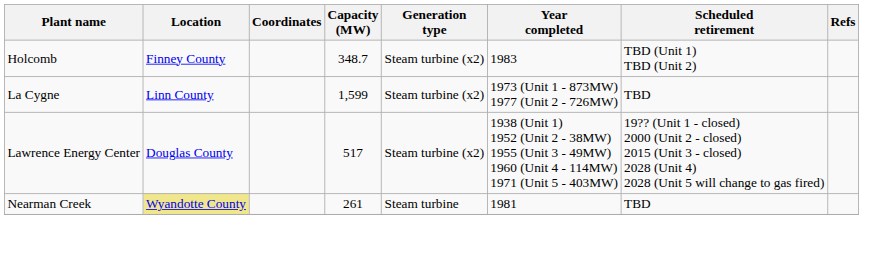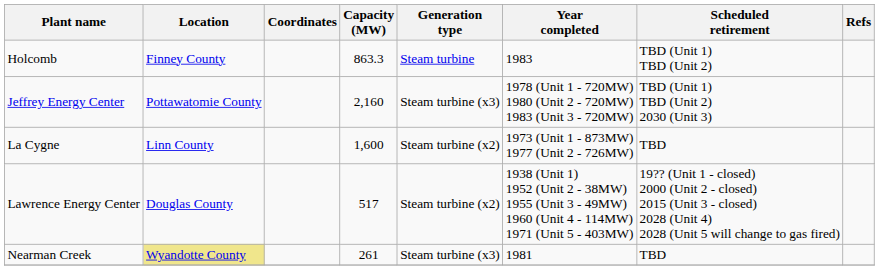(353, 58) 348.7 -> (369, 58) 863.3
(434, 58) Steam turbine (x2) -> (437, 58) Steam turbine
+ row: (66, 101)
(353, 94) 1,599 -> (369, 145) 1,600
(422, 203) Steam turbine -> (450, 254) Steam turbine (x3)
